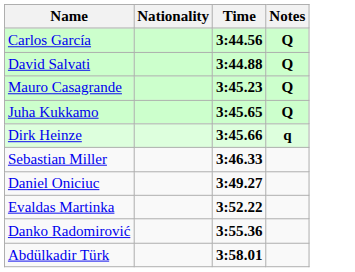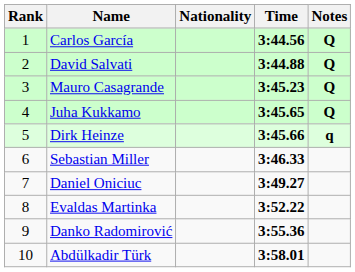+ column: (25, 16)
